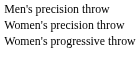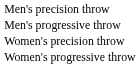+ row: (63, 25)
